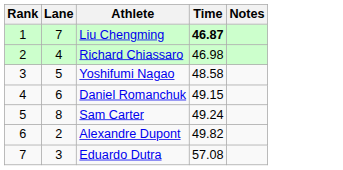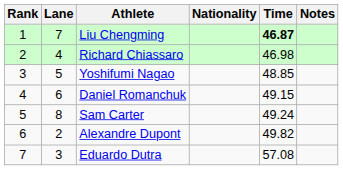+ column: (224, 14)
(208, 74) 48.58 -> (278, 74) 48.85
